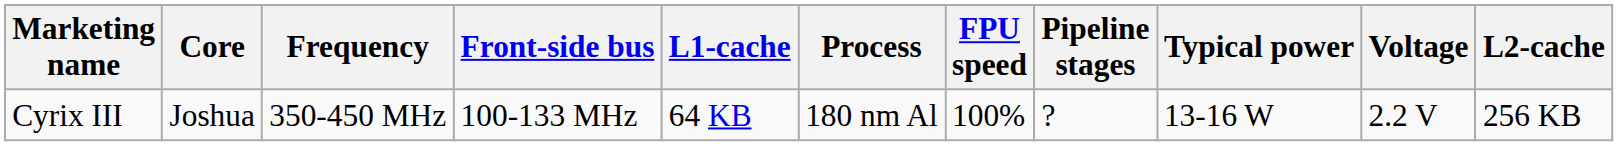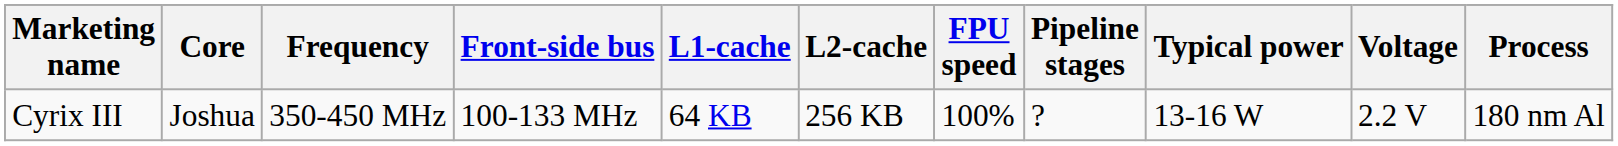columns swapped: (1544, 47) <-> (871, 47)
